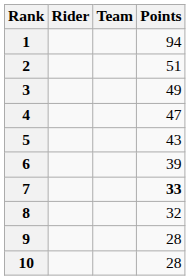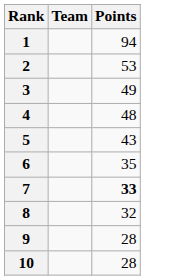- column: (70, 16)
(174, 66) 51 -> (129, 66) 53
(174, 115) 47 -> (129, 115) 48
(174, 164) 39 -> (129, 164) 35
